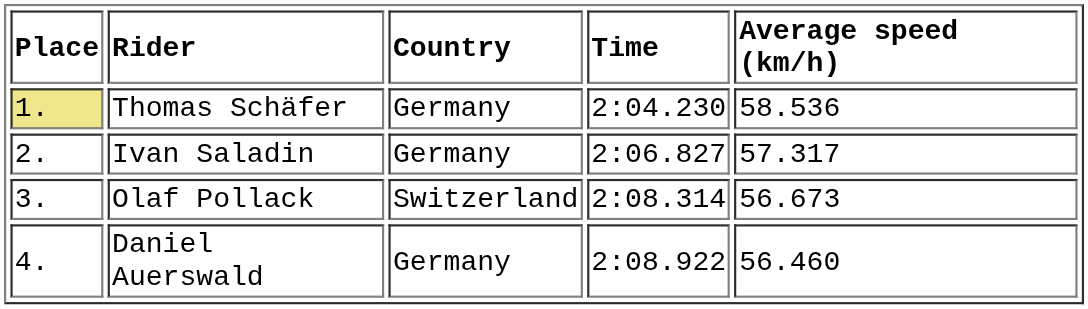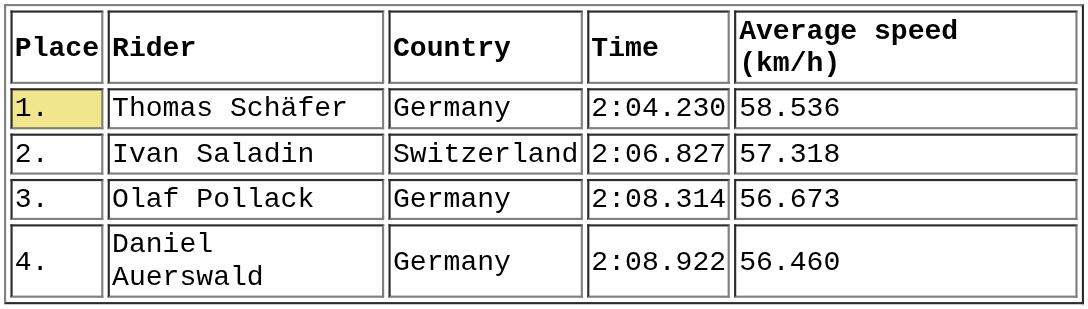(452, 154) Germany -> (486, 154) Switzerland
(790, 154) 57.317 -> (790, 154) 57.318
(486, 199) Switzerland -> (452, 199) Germany
